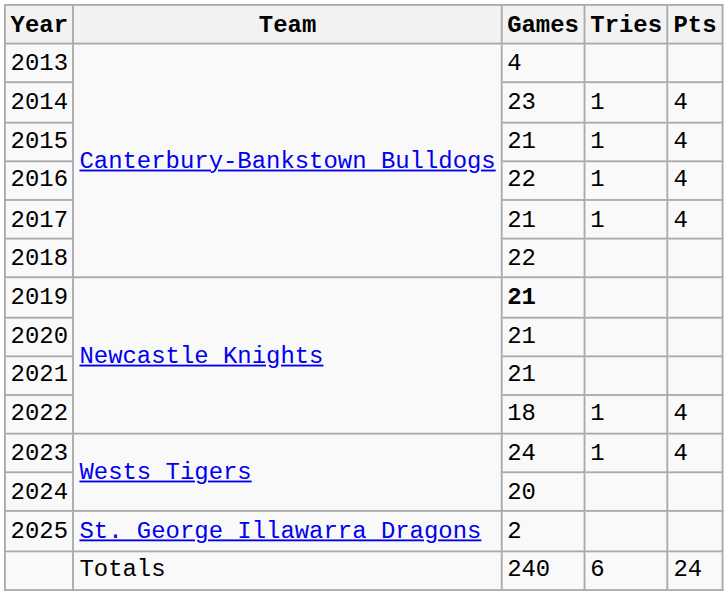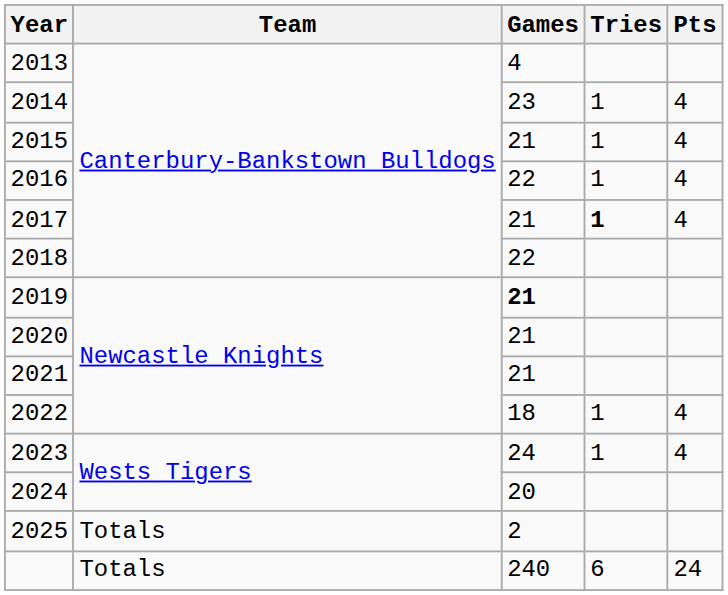(597, 219) normal -> (597, 219) bold
(280, 531) St. George Illawarra Dragons -> (123, 531) Totals
